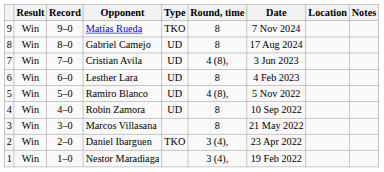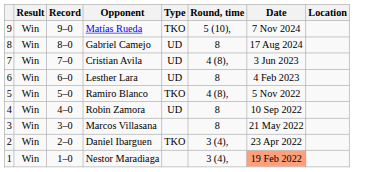- column: (364, 12)
(217, 28) 8 -> (217, 28) 5 (10),
(175, 93) UD -> (175, 93) TKO
(276, 158) no background -> (276, 158) lightsalmon background
